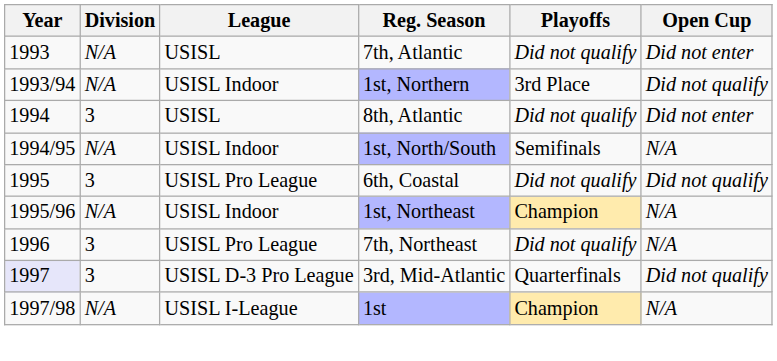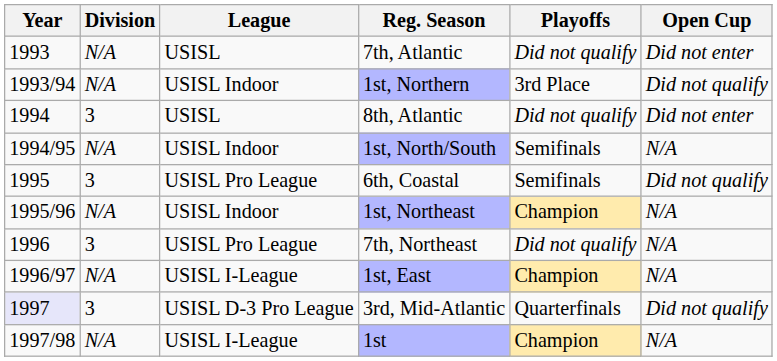(575, 180) Did not qualify -> (558, 180) Semifinals
+ row: (397, 276)
